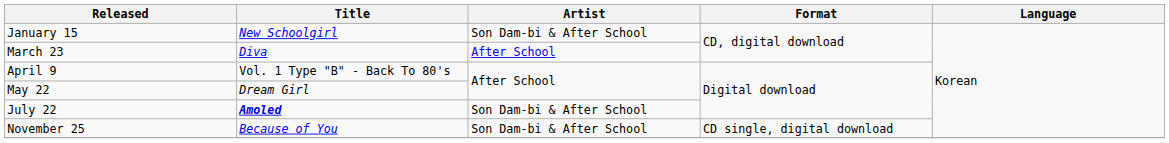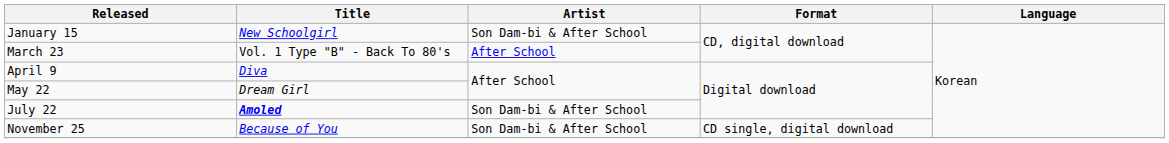(253, 52) Diva -> (345, 52) Vol. 1 Type "B" - Back To 80's
(345, 71) Vol. 1 Type "B" - Back To 80's -> (253, 71) Diva
